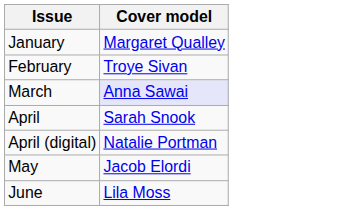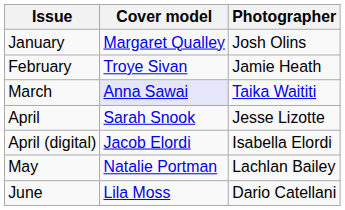+ column: (284, 17)
(160, 142) Natalie Portman -> (147, 142) Jacob Elordi
(147, 167) Jacob Elordi -> (160, 167) Natalie Portman
